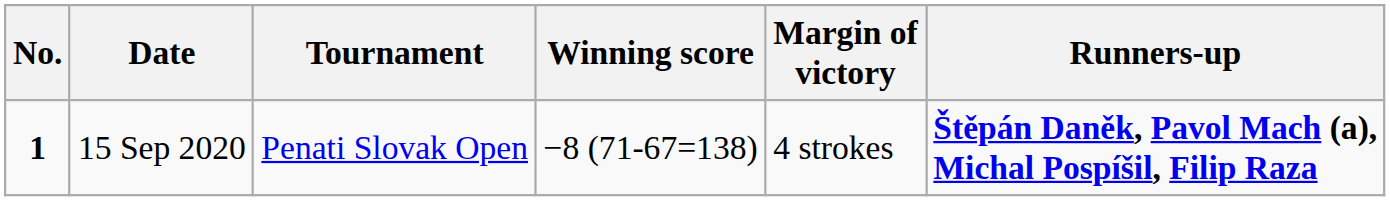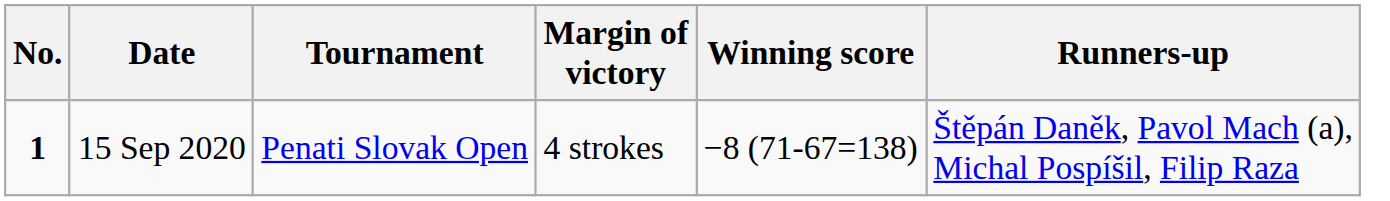columns swapped: (651, 52) <-> (846, 52)
(1155, 147) bold -> (1143, 147) normal
